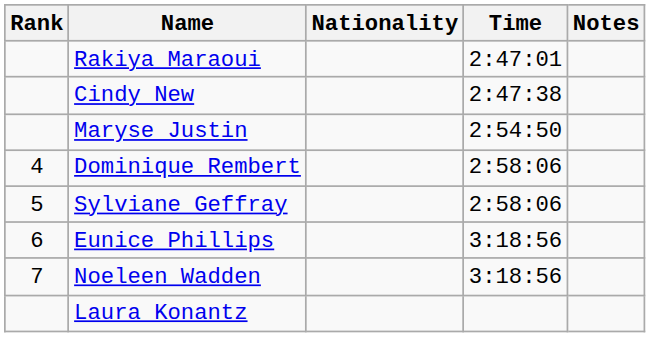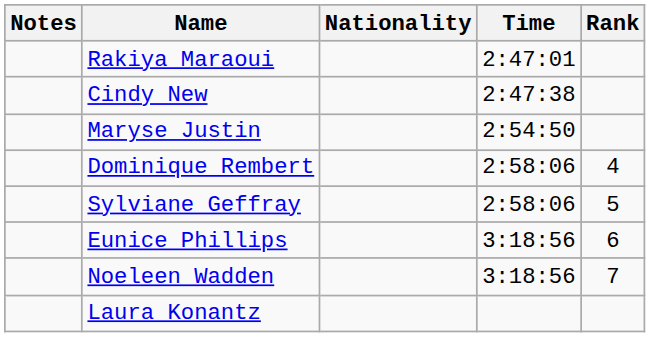columns swapped: (37, 23) <-> (606, 23)
